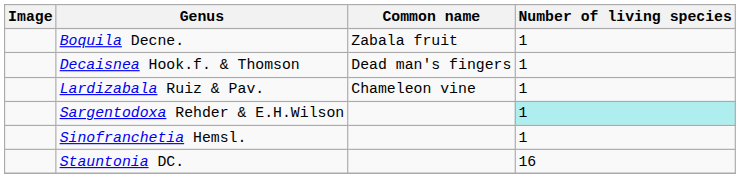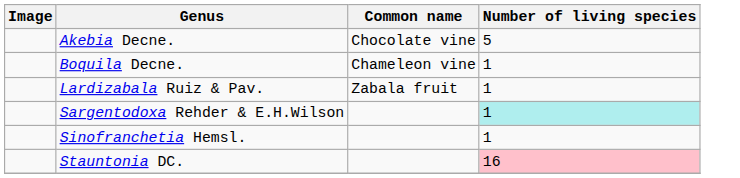+ row: (117, 41)
(405, 41) Zabala fruit -> (414, 65) Chameleon vine
- row: (180, 65)
(414, 89) Chameleon vine -> (405, 89) Zabala fruit
(527, 162) no background -> (492, 162) pink background
